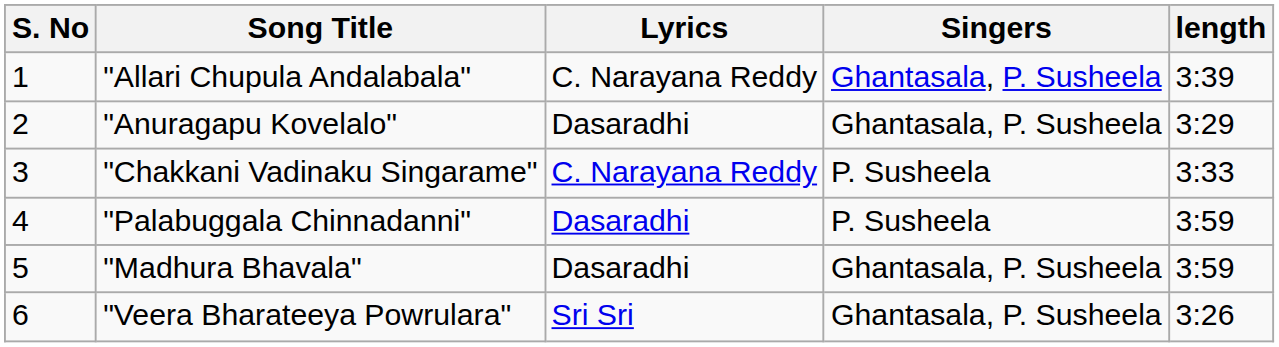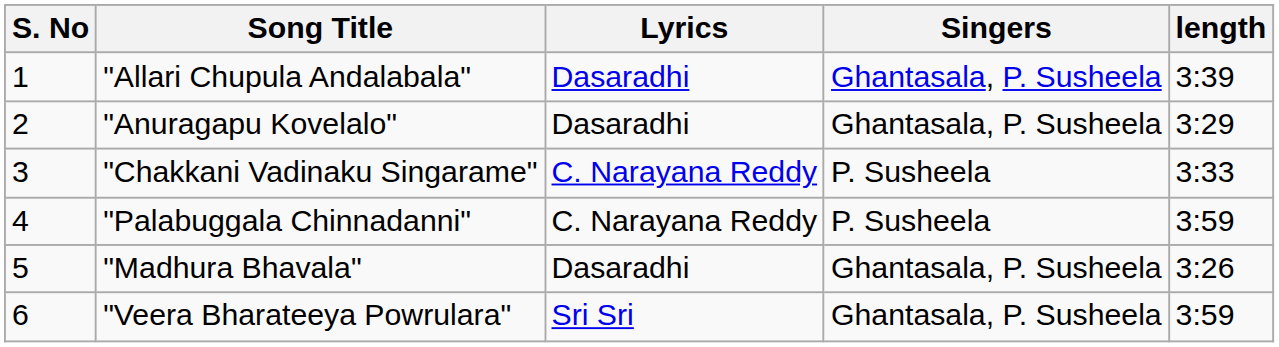(684, 76) C. Narayana Reddy -> (620, 76) Dasaradhi
(620, 220) Dasaradhi -> (684, 220) C. Narayana Reddy
(1205, 268) 3:59 -> (1205, 268) 3:26
(1205, 316) 3:26 -> (1205, 316) 3:59
